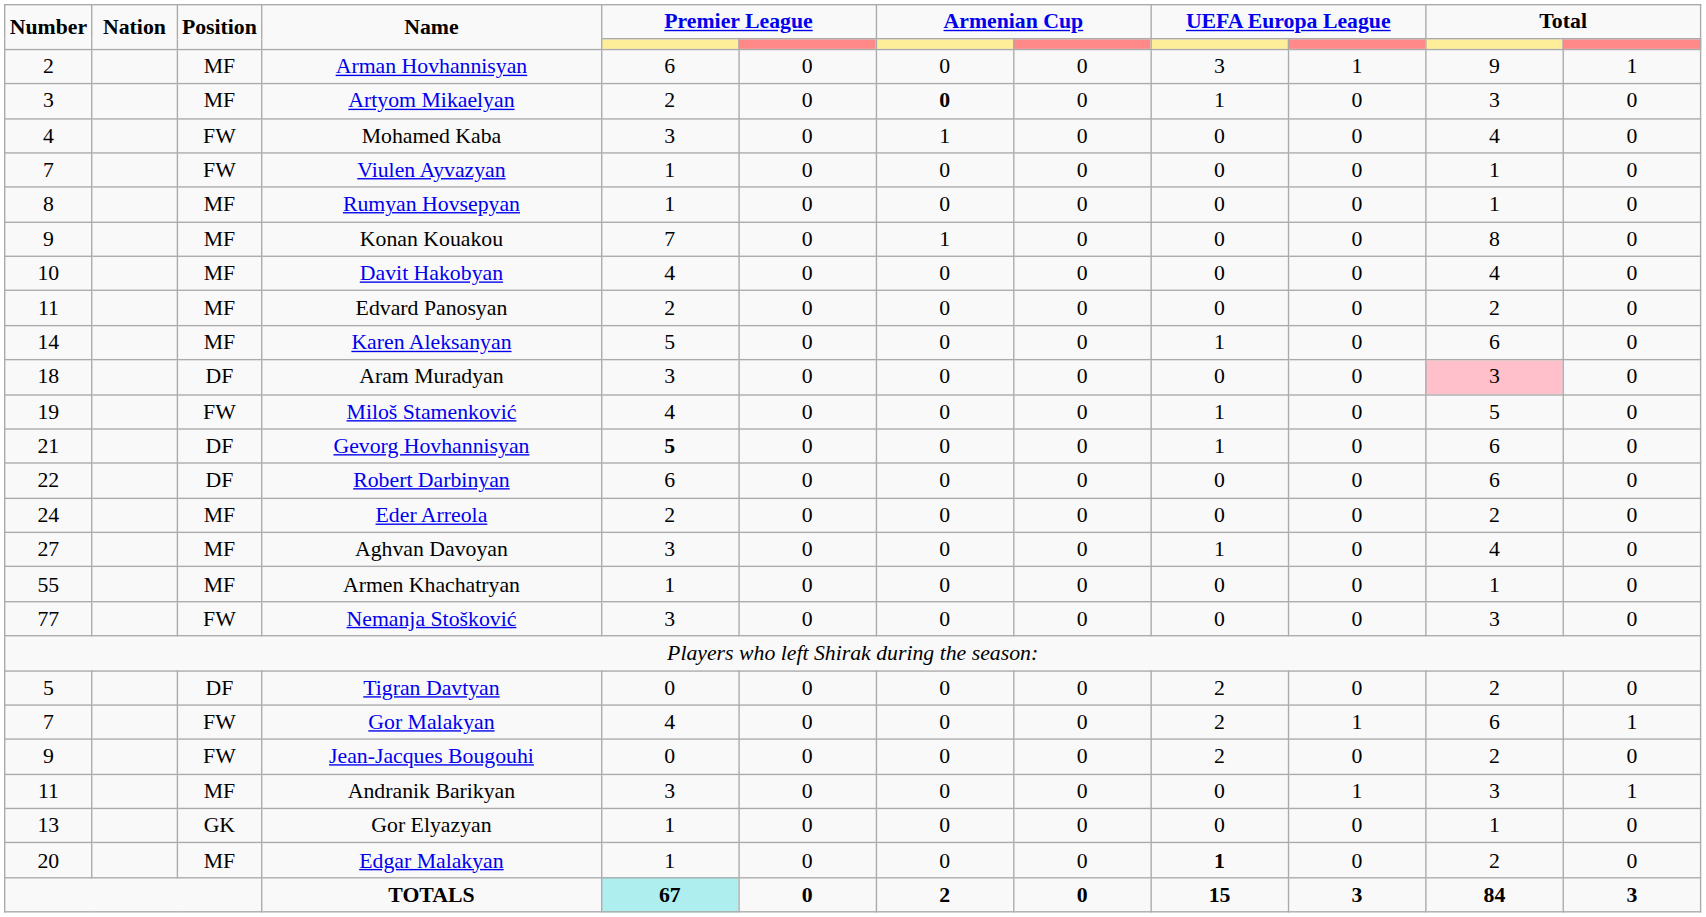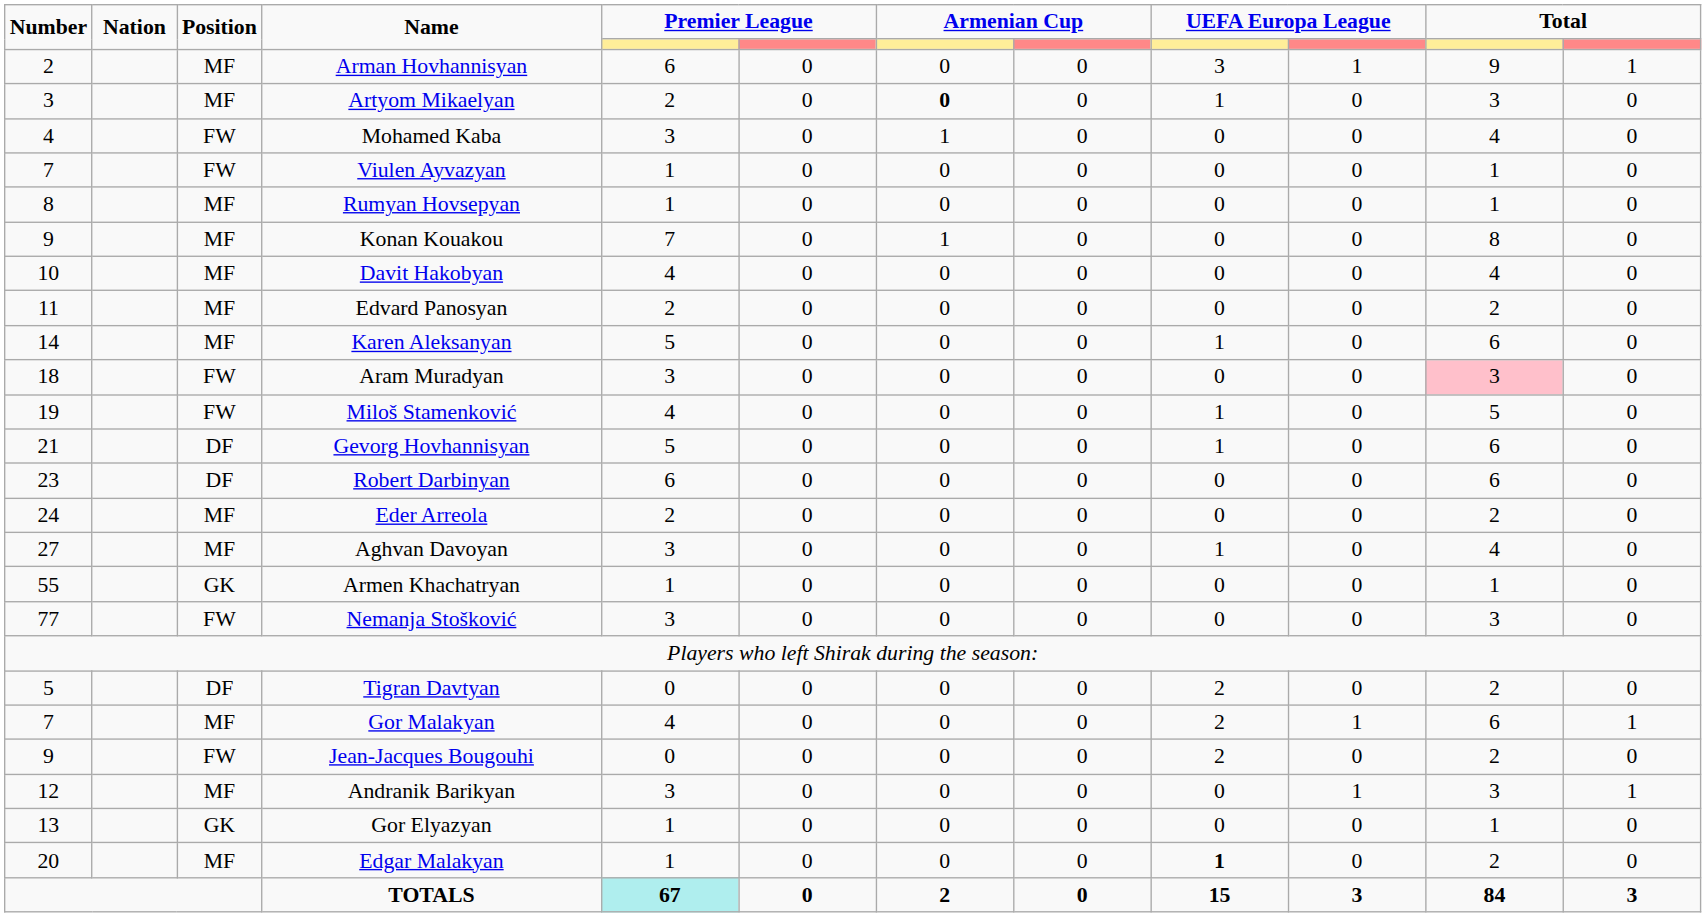(219, 376) DF -> (219, 376) FW
(670, 445) bold -> (670, 445) normal
(48, 480) 22 -> (48, 480) 23
(219, 583) MF -> (219, 583) GK
(219, 721) FW -> (219, 721) MF
(48, 791) 11 -> (48, 791) 12
